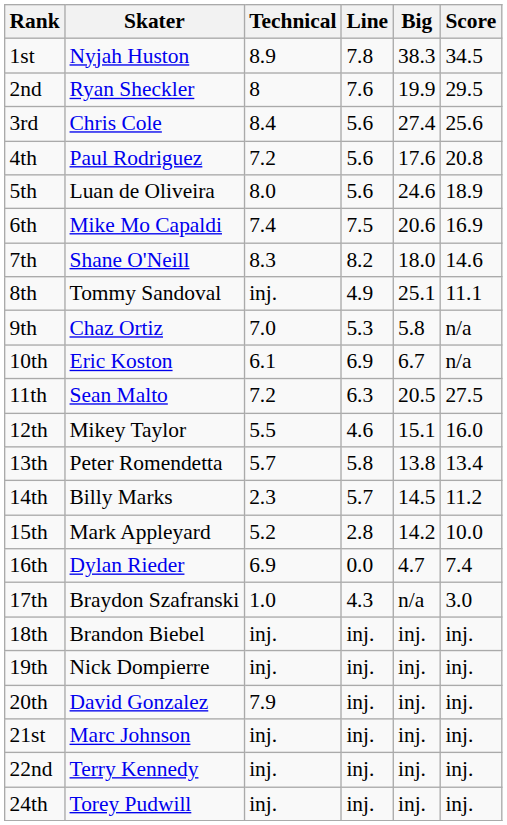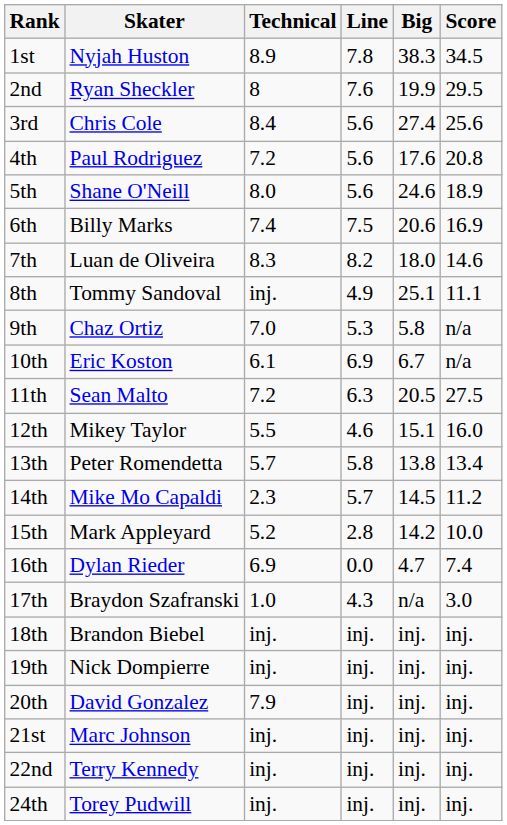(142, 191) Luan de Oliveira -> (130, 191) Shane O'Neill
(146, 225) Mike Mo Capaldi -> (121, 225) Billy Marks
(130, 259) Shane O'Neill -> (142, 259) Luan de Oliveira
(121, 497) Billy Marks -> (146, 497) Mike Mo Capaldi
